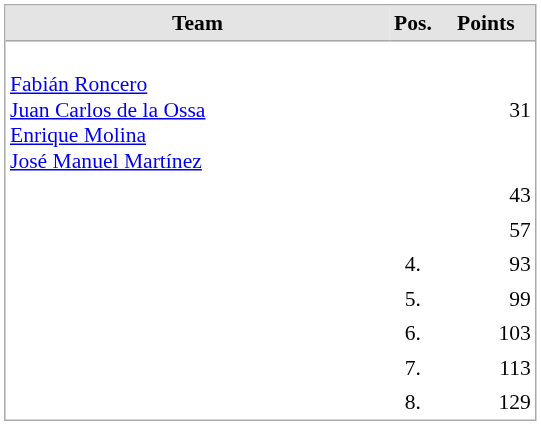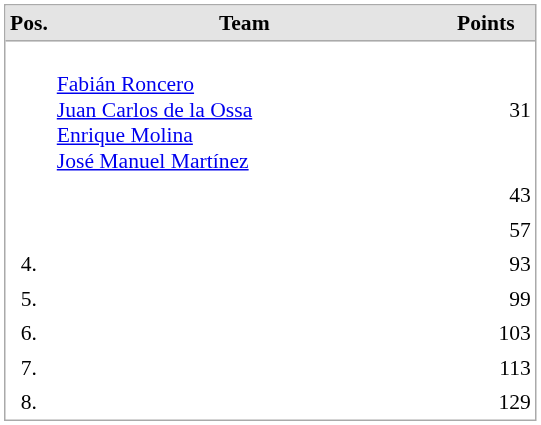columns swapped: (413, 22) <-> (197, 22)
